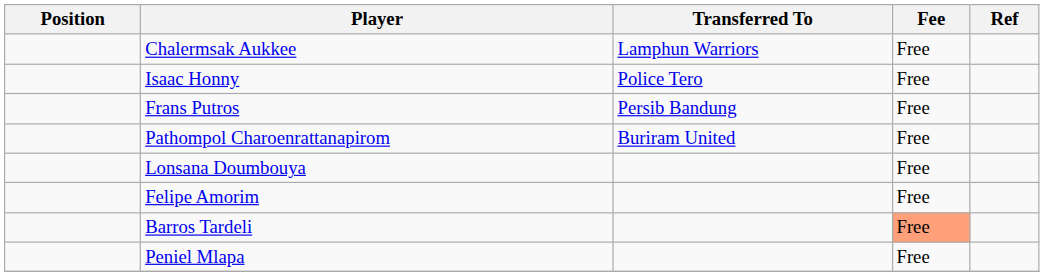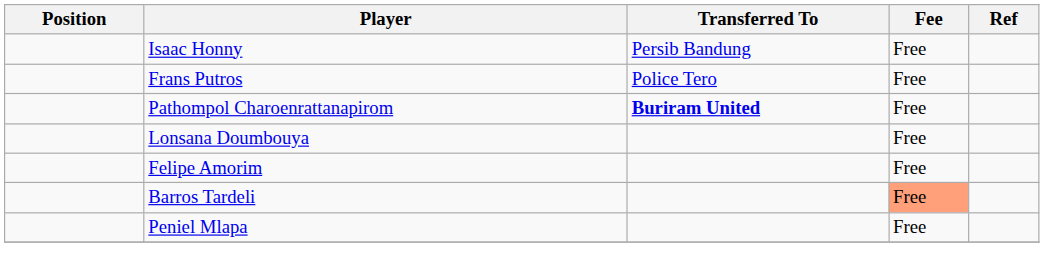- row: (221, 49)
(660, 78) Police Tero -> (691, 49) Persib Bandung
(677, 108) Persib Bandung -> (674, 78) Police Tero
(676, 138) normal -> (696, 108) bold
